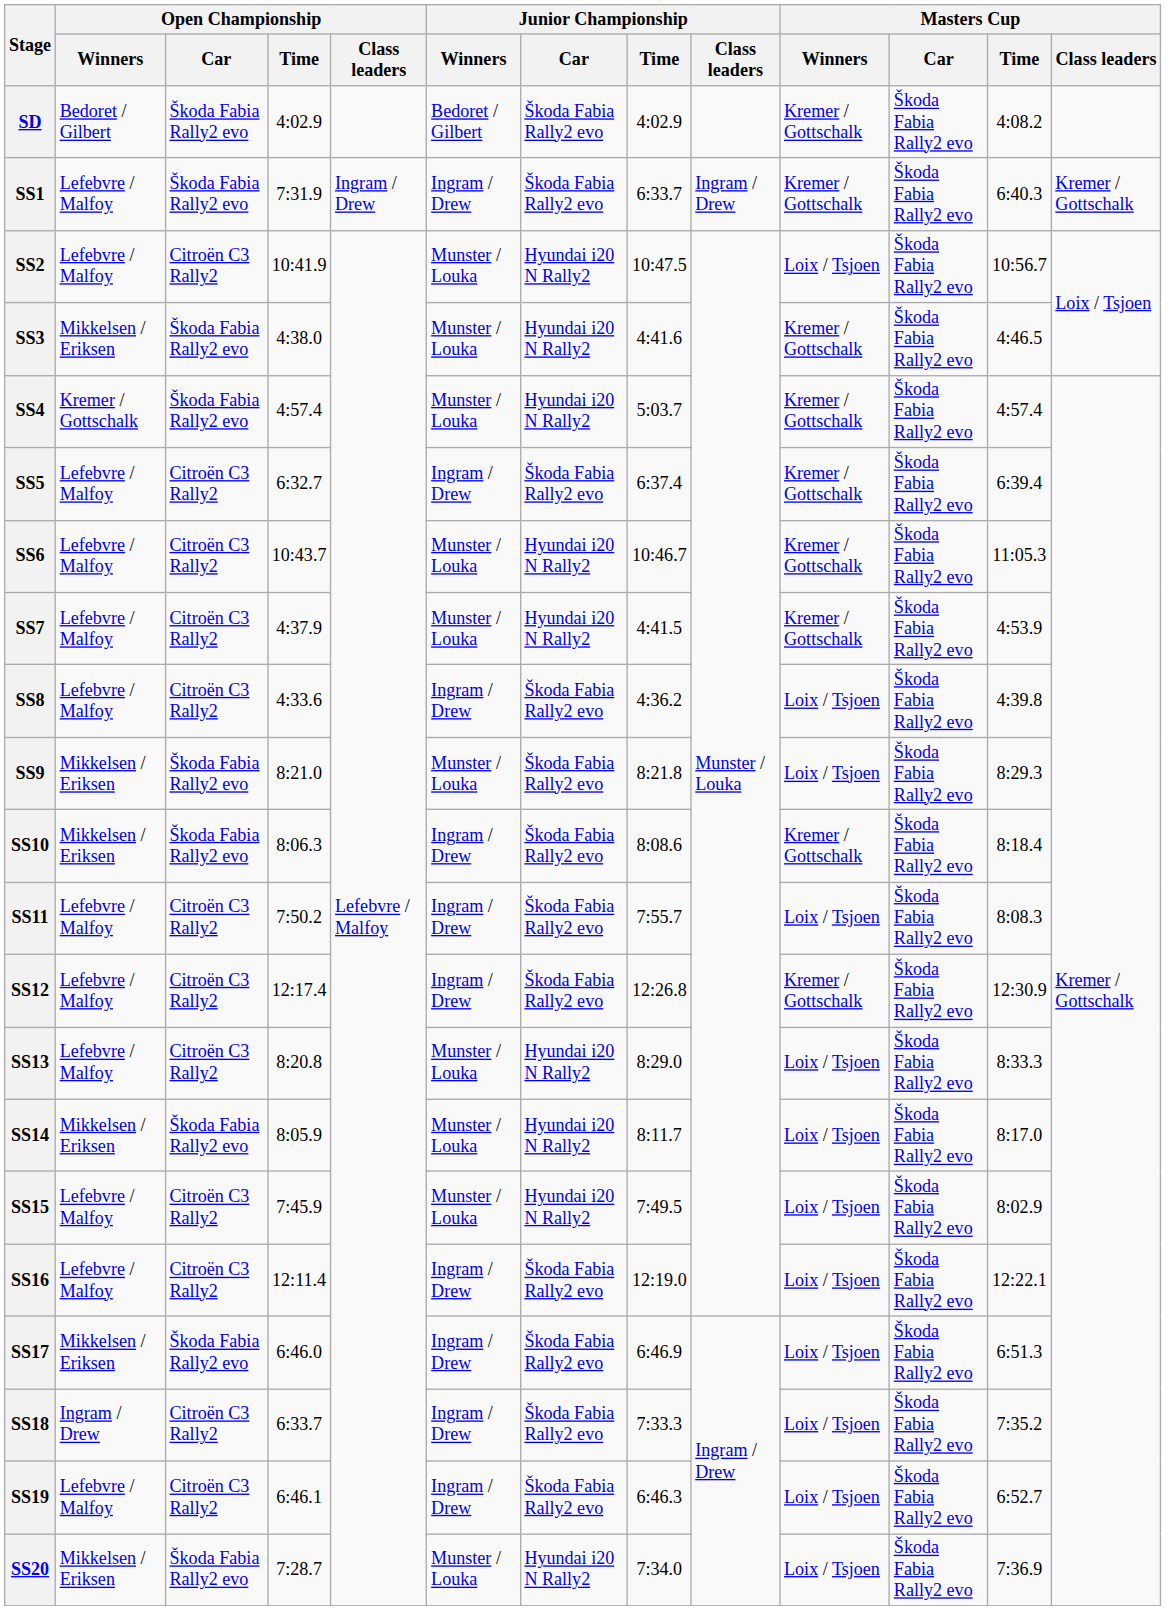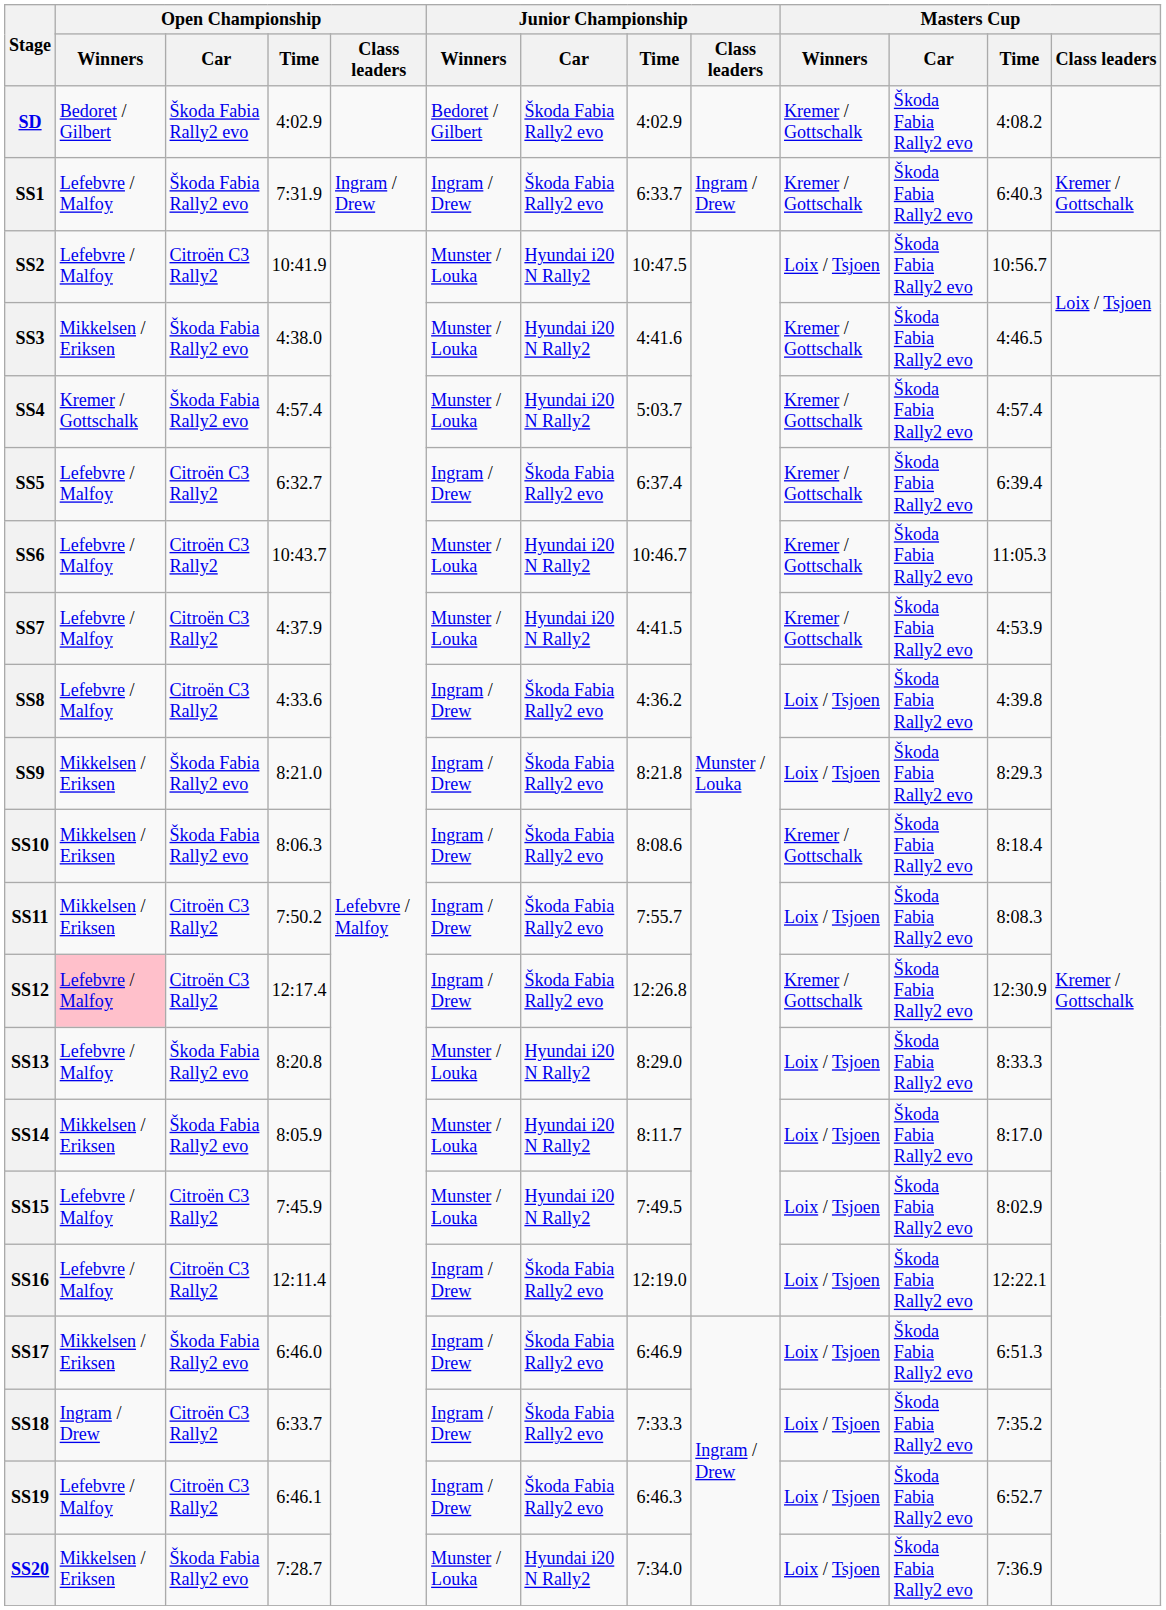(466, 772) Munster / Louka -> (462, 772) Ingram / Drew
(97, 917) Lefebvre / Malfoy -> (103, 917) Mikkelsen / Eriksen
(97, 990) no background -> (97, 990) pink background
(209, 1062) Citroën C3 Rally2 -> (214, 1062) Škoda Fabia Rally2 evo
